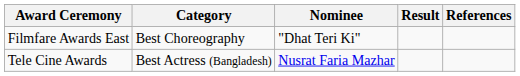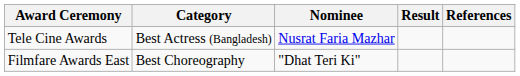rows swapped: (68, 37) <-> (57, 60)
